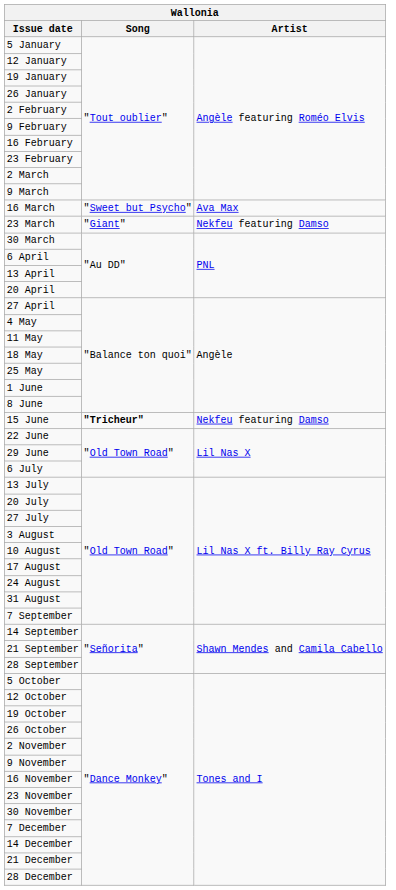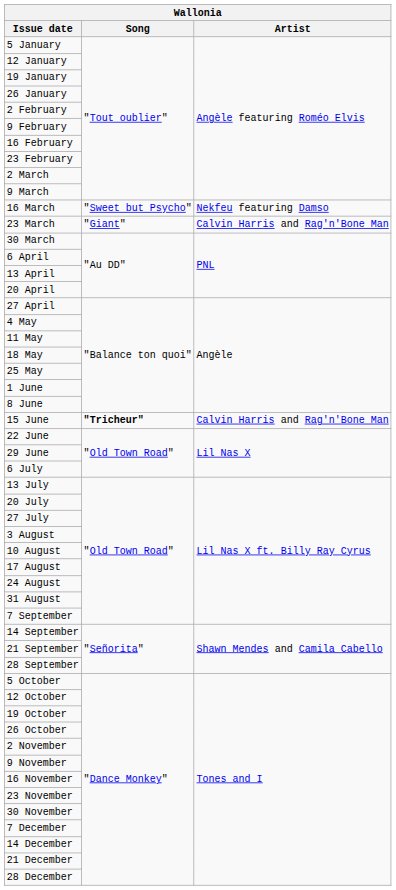(218, 208) Ava Max -> (263, 208) Nekfeu featuring Damso
(263, 225) Nekfeu featuring Damso -> (293, 225) Calvin Harris and Rag'n'Bone Man
(263, 420) Nekfeu featuring Damso -> (293, 420) Calvin Harris and Rag'n'Bone Man
